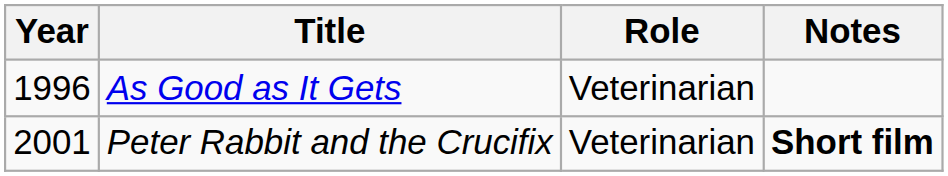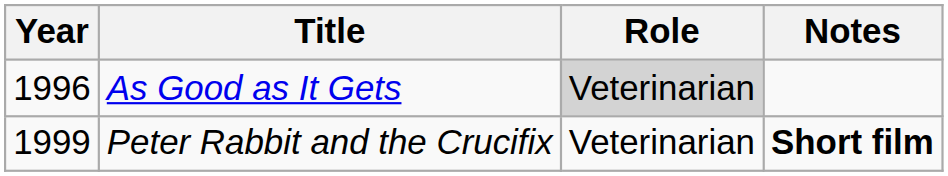(662, 87) no background -> (662, 87) lightgrey background
(52, 142) 2001 -> (52, 142) 1999
